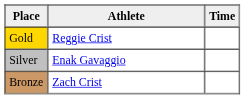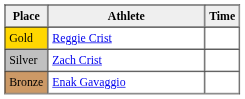(89, 60) Enak Gavaggio -> (77, 60) Zach Crist
(77, 82) Zach Crist -> (89, 82) Enak Gavaggio
